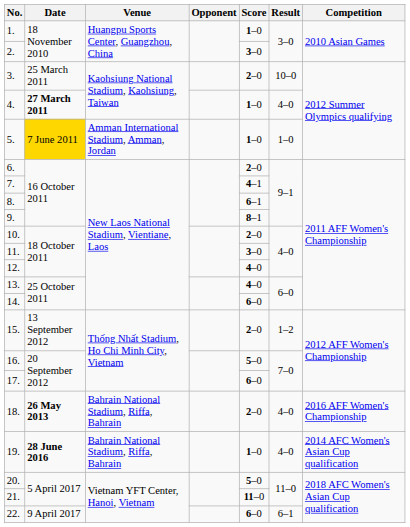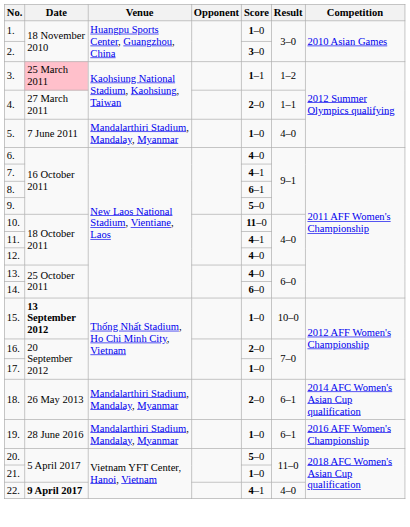(48, 76) no background -> (48, 76) pink background
(254, 76) 2–0 -> (256, 76) 1–1
(286, 76) 10–0 -> (288, 76) 1–2
(49, 104) bold -> (48, 104) normal
(254, 104) 1–0 -> (256, 104) 2–0
(286, 104) 4–0 -> (288, 104) 1–1
(53, 139) gold background -> (53, 133) no background
(133, 139) Amman International Stadium, Amman, Jordan -> (140, 133) Mandalarthiri Stadium, Mandalay, Myanmar
(286, 139) 1–0 -> (288, 133) 4–0
(254, 167) 2–0 -> (256, 156) 4–0
(254, 218) 8–1 -> (256, 206) 5–0
(254, 234) 2–0 -> (256, 223) 11–0
(254, 251) 3–0 -> (256, 239) 4–1
(50, 330) normal -> (51, 318) bold
(254, 330) 2–0 -> (256, 318) 1–0
(286, 330) 1–2 -> (288, 318) 10–0
(254, 360) 5–0 -> (256, 348) 2–0
(254, 381) 6–0 -> (256, 369) 1–0
(44, 411) bold -> (55, 399) normal
(124, 411) Bahrain National Stadium, Riffa, Bahrain -> (140, 399) Mandalarthiri Stadium, Mandalay, Myanmar
(286, 411) 4–0 -> (288, 399) 6–1
(347, 411) 2016 AFF Women's Championship -> (350, 399) 2014 AFC Women's Asian Cup qualification
(45, 452) bold -> (55, 434) normal
(124, 452) Bahrain National Stadium, Riffa, Bahrain -> (140, 434) Mandalarthiri Stadium, Mandalay, Myanmar
(286, 452) 4–0 -> (288, 434) 6–1
(347, 452) 2014 AFC Women's Asian Cup qualification -> (349, 434) 2016 AFF Women's Championship
(254, 497) 11–0 -> (256, 473) 1–0
(54, 514) normal -> (55, 490) bold
(254, 514) 6–0 -> (256, 490) 4–1
(286, 514) 6–1 -> (288, 490) 4–0
